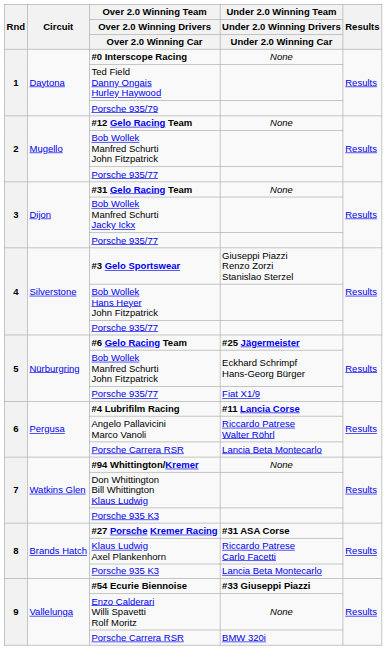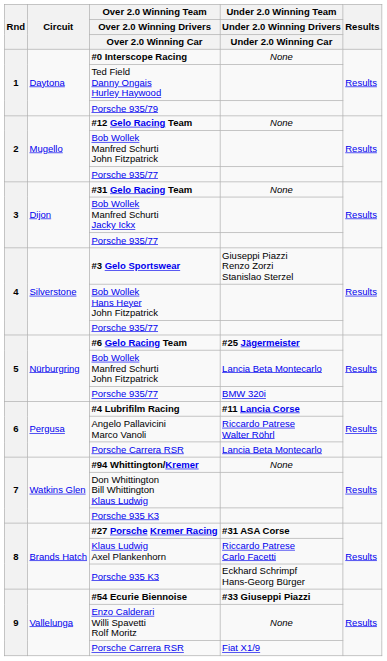(264, 369) Eckhard Schrimpf Hans-Georg Bürger -> (272, 369) Lancia Beta Montecarlo
(241, 394) Fiat X1/9 -> (244, 394) BMW 320i
(272, 572) Lancia Beta Montecarlo -> (264, 577) Eckhard Schrimpf Hans-Georg Bürger
(244, 638) BMW 320i -> (241, 648) Fiat X1/9
